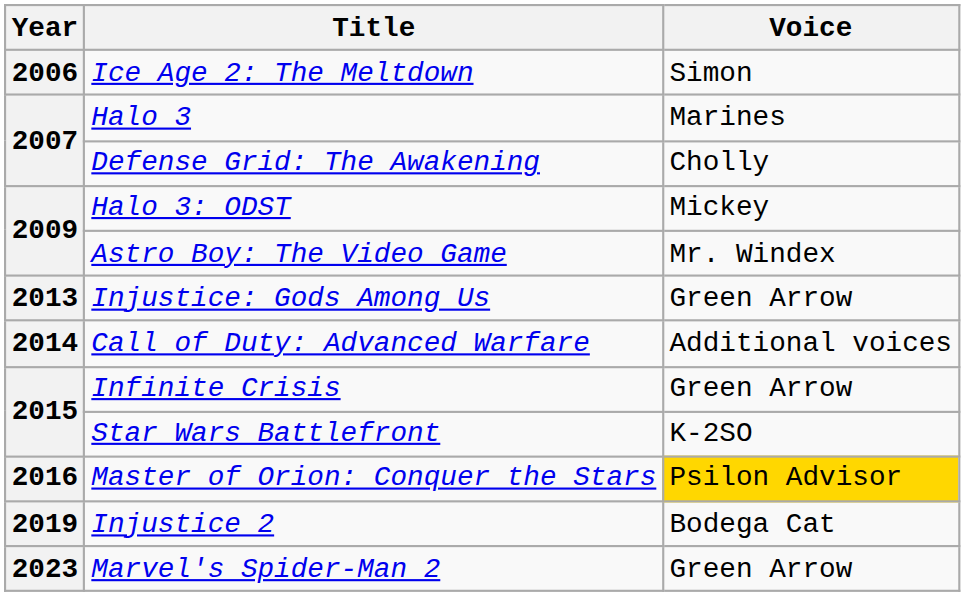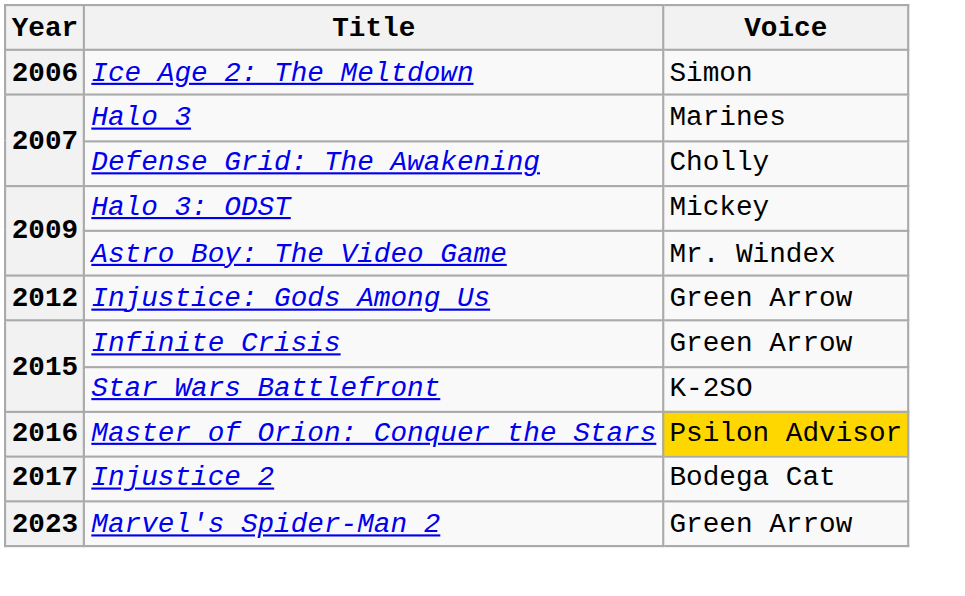(45, 298) 2013 -> (45, 298) 2012
- row: (341, 344)
(45, 524) 2019 -> (45, 479) 2017
